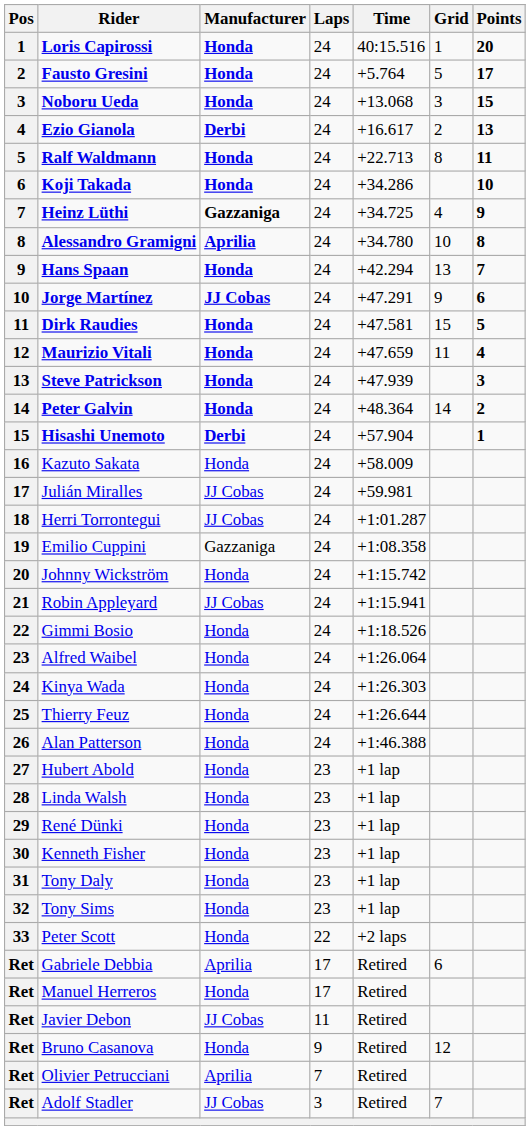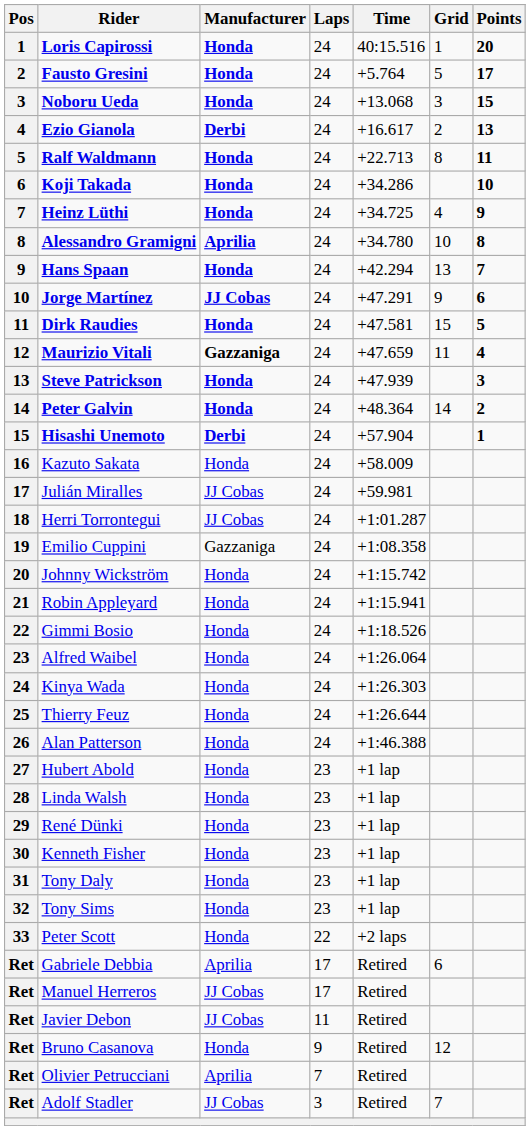(242, 213) Gazzaniga -> (229, 213) Honda
(229, 352) Honda -> (242, 352) Gazzaniga
(234, 602) JJ Cobas -> (227, 602) Honda
(227, 992) Honda -> (234, 992) JJ Cobas
